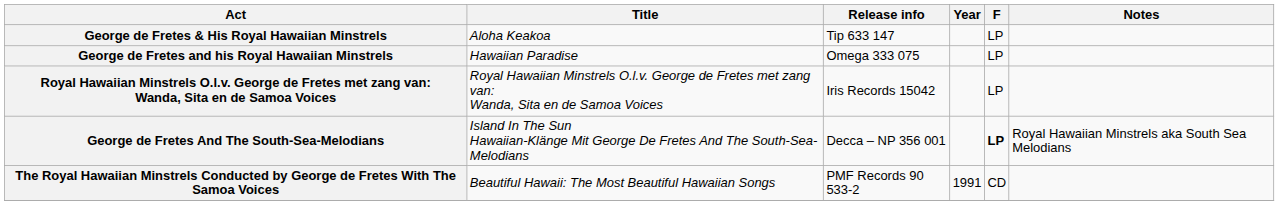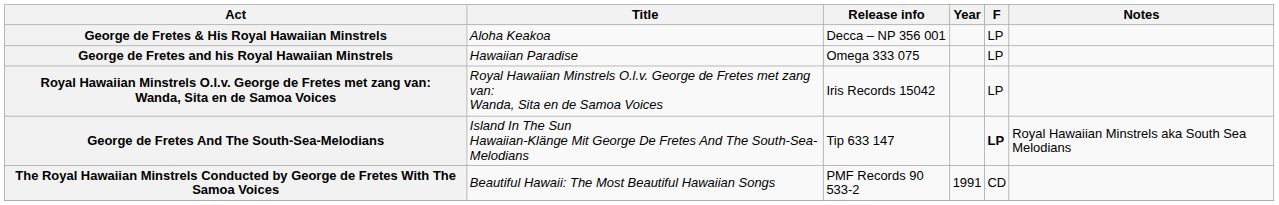(860, 35) Tip 633 147 -> (886, 35) Decca – NP 356 001
(886, 140) Decca – NP 356 001 -> (860, 140) Tip 633 147
